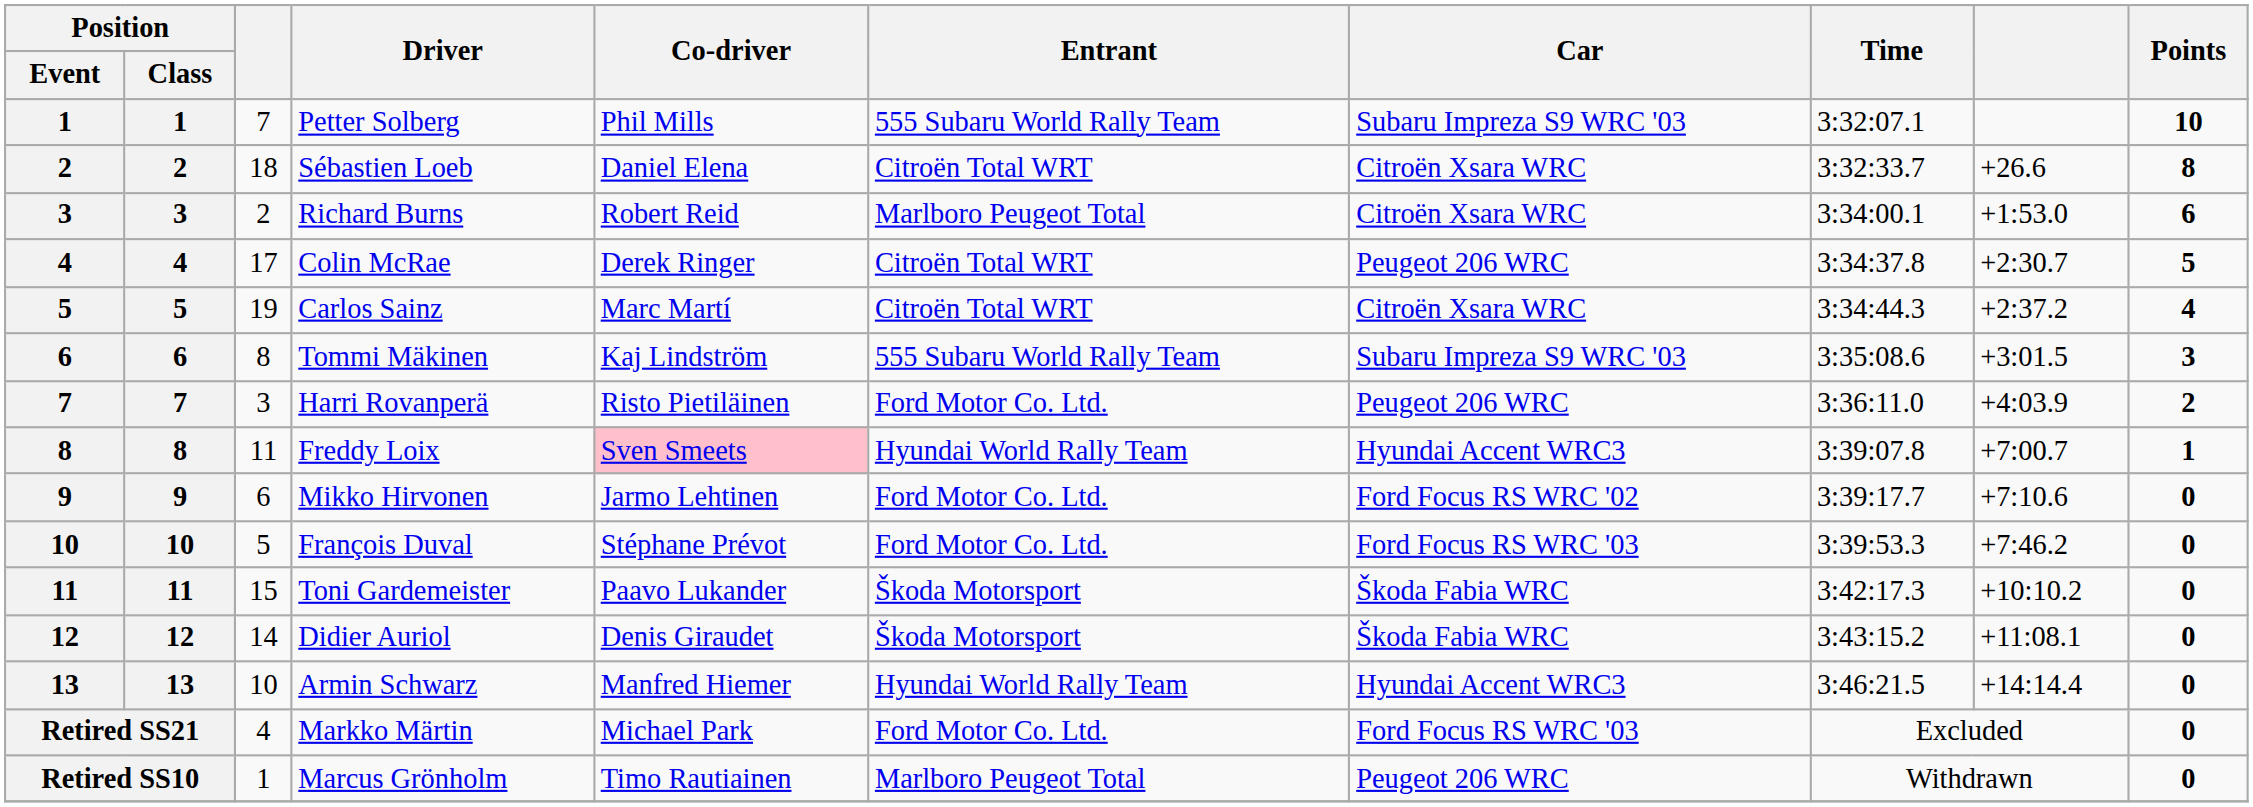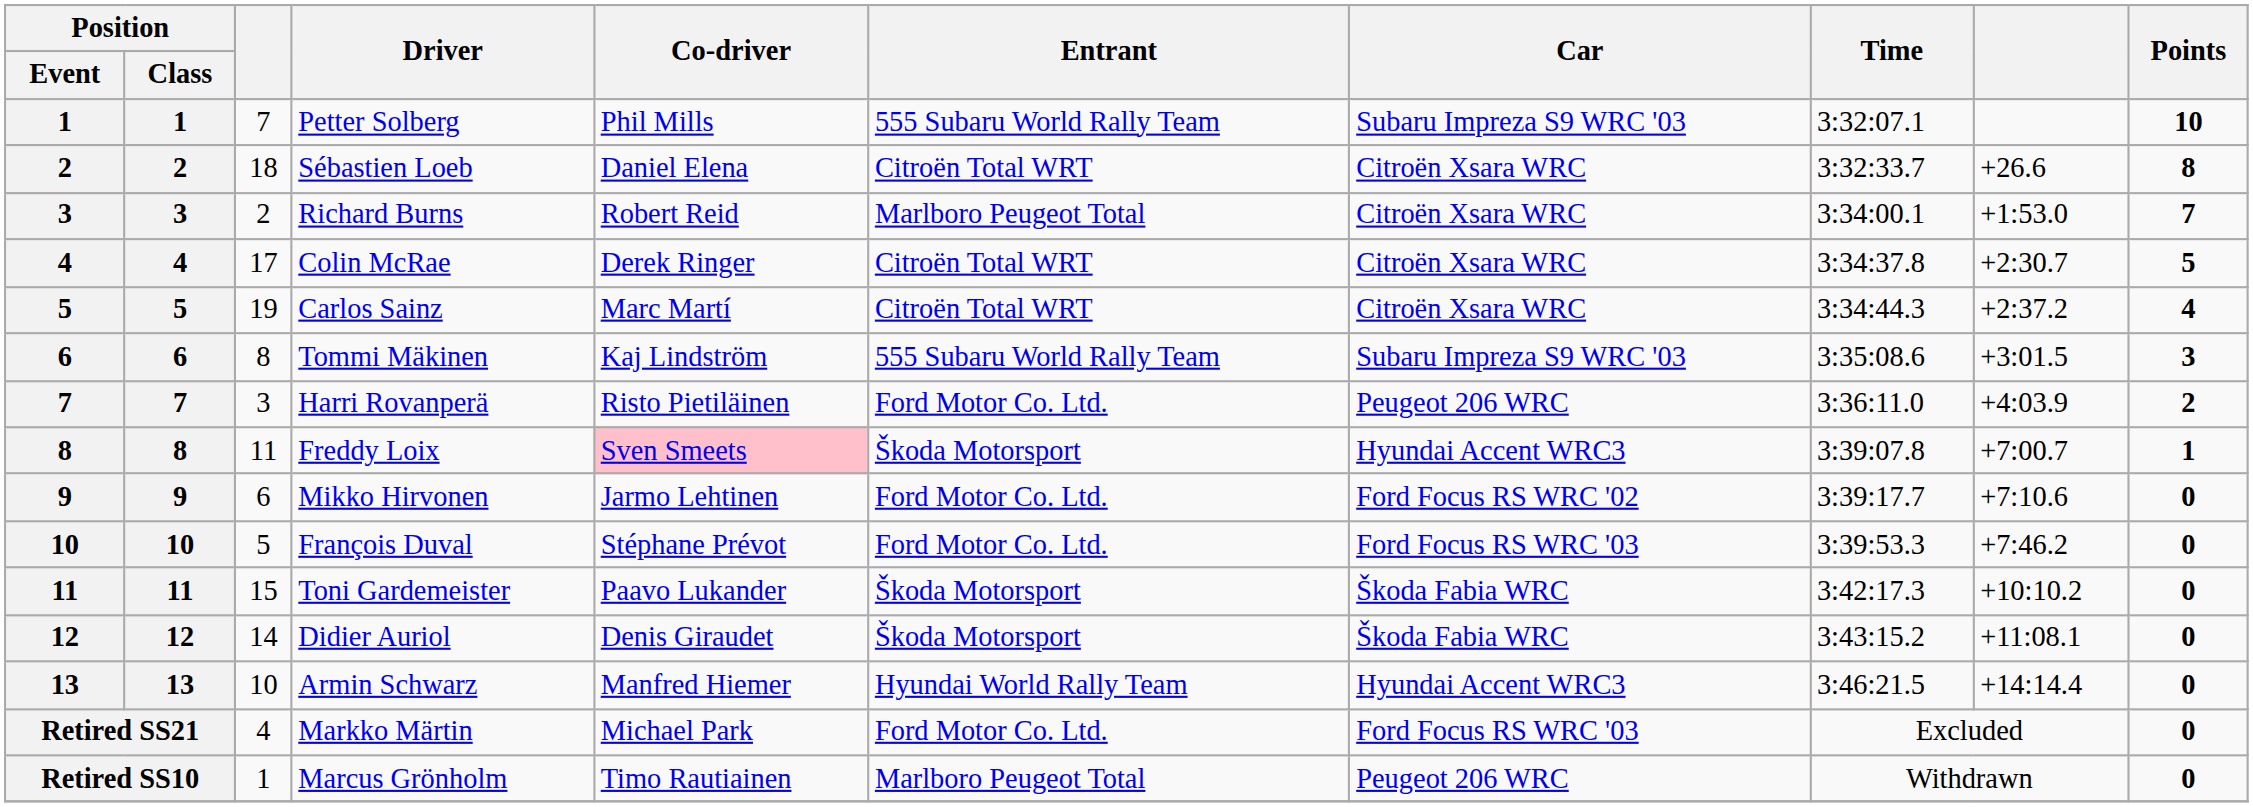(2188, 215) 6 -> (2188, 215) 7
(1462, 262) Peugeot 206 WRC -> (1471, 262) Citroën Xsara WRC
(1031, 449) Hyundai World Rally Team -> (978, 449) Škoda Motorsport
